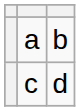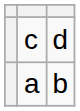rows swapped: (32, 39) <-> (31, 83)
